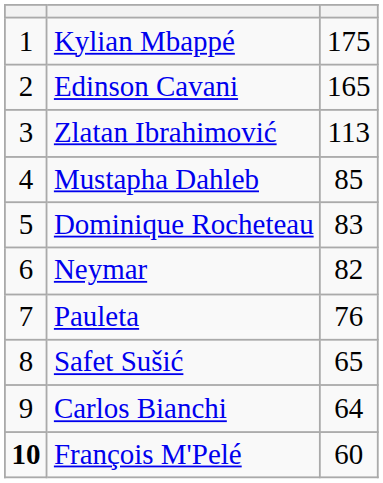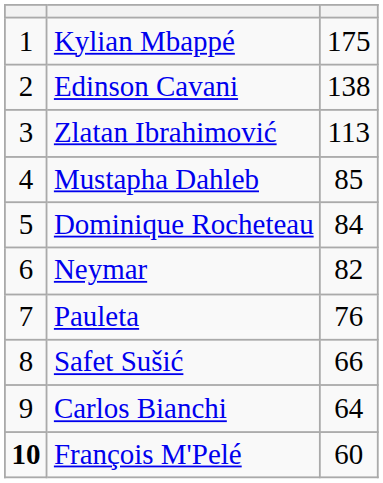(349, 86) 165 -> (349, 86) 138
(349, 224) 83 -> (349, 224) 84
(349, 362) 65 -> (349, 362) 66
